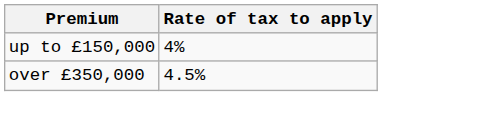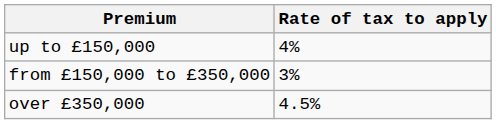+ row: (139, 76)
